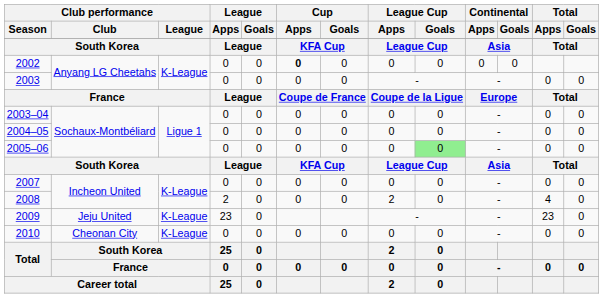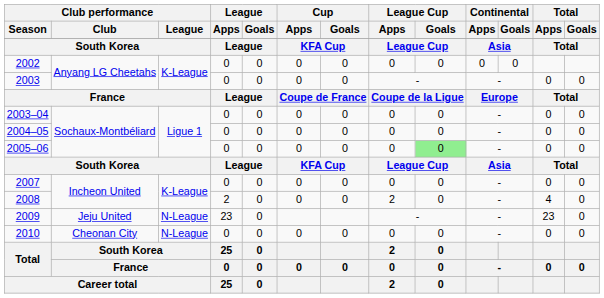(298, 64) bold -> (299, 64) normal
(184, 217) K-League -> (184, 217) N-League
(184, 234) K-League -> (184, 234) N-League
